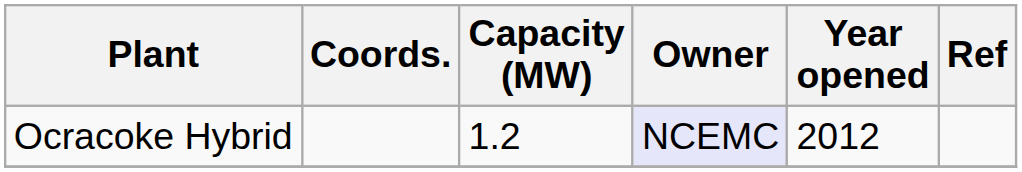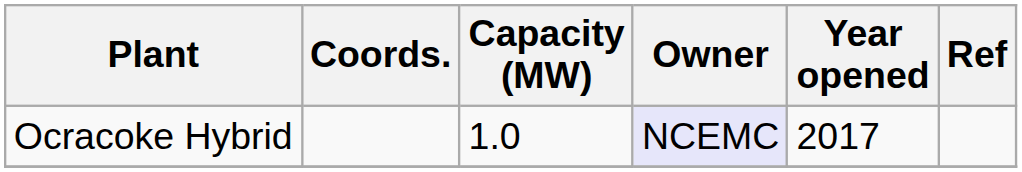(495, 135) 1.2 -> (495, 135) 1.0
(838, 135) 2012 -> (838, 135) 2017
